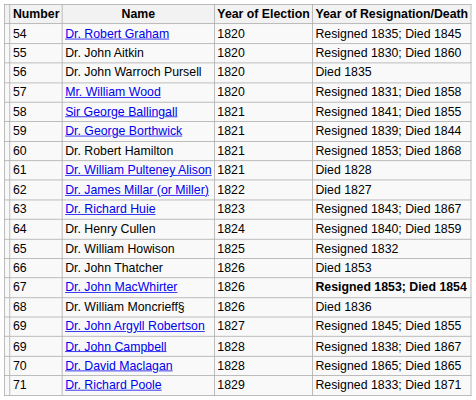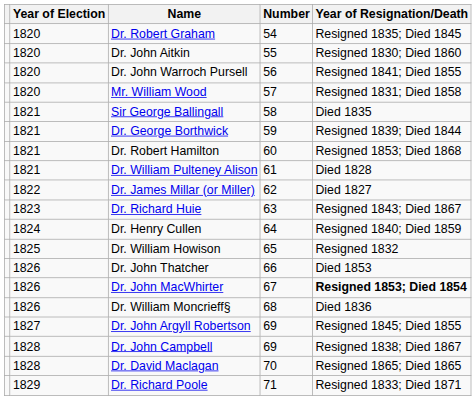columns swapped: (36, 14) <-> (264, 14)
(344, 72) Died 1835 -> (388, 72) Resigned 1841; Died 1855
(388, 111) Resigned 1841; Died 1855 -> (344, 111) Died 1835
